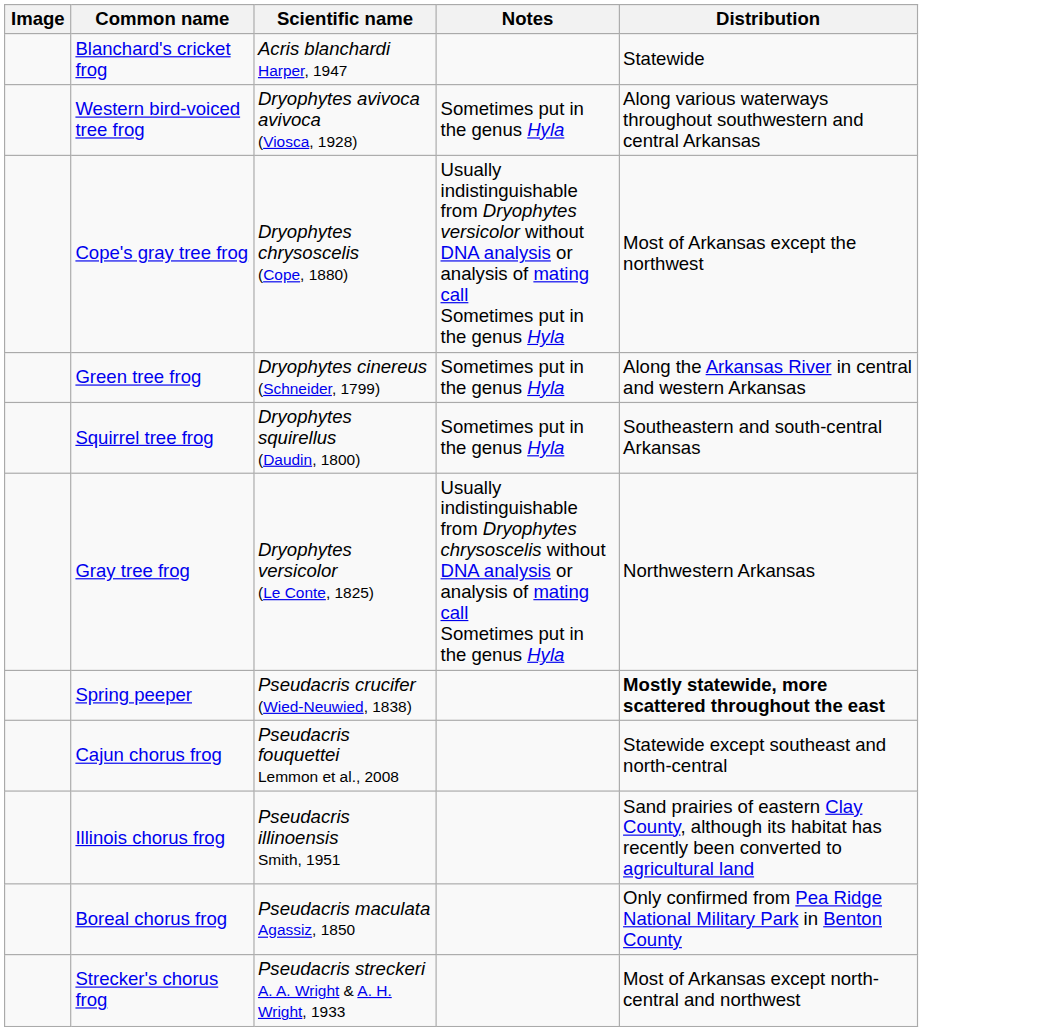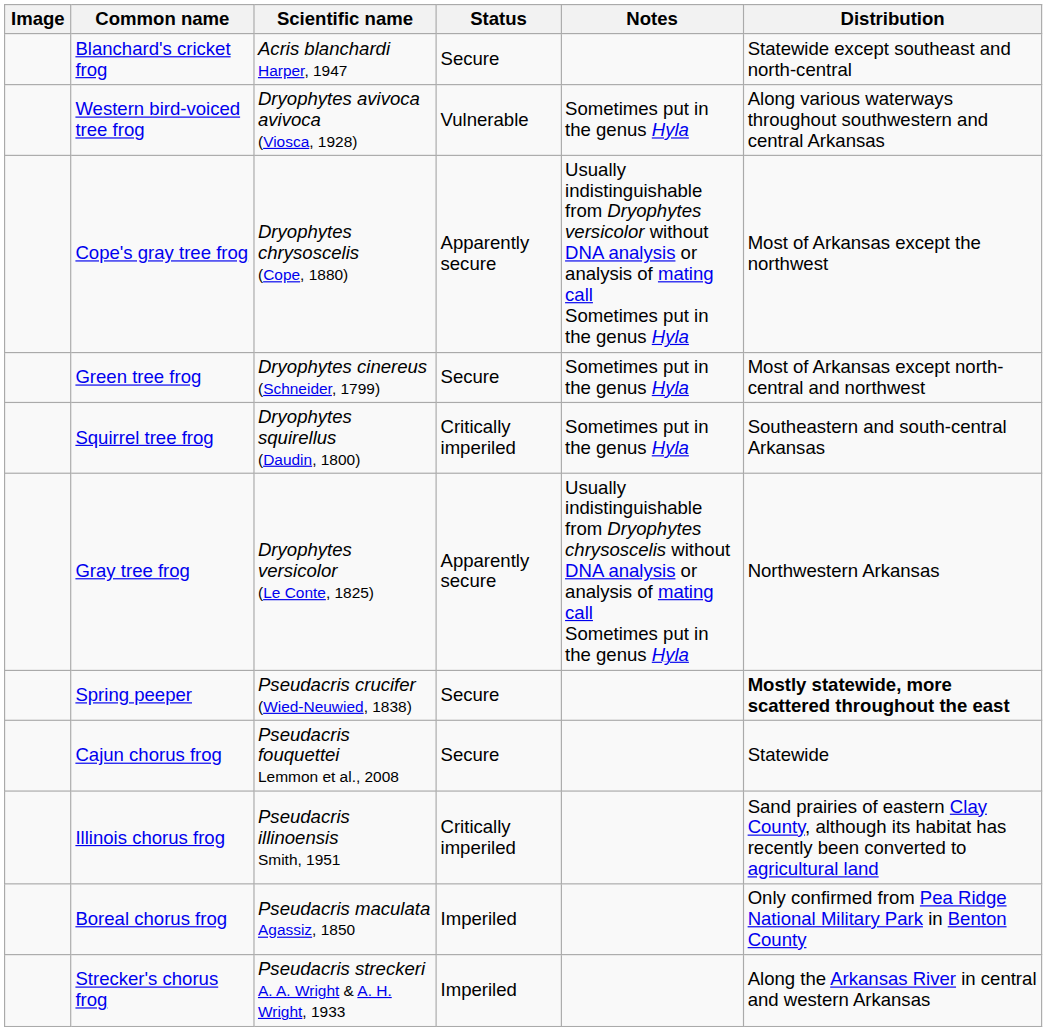+ column: (499, 19)
(664, 59) Statewide -> (879, 59) Statewide except southeast and north-central
(768, 377) Along the Arkansas River in central and western Arkansas -> (876, 377) Most of Arkansas except north-central and northwest
(755, 755) Statewide except southeast and north-central -> (788, 755) Statewide
(751, 990) Most of Arkansas except north-central and northwest -> (892, 990) Along the Arkansas River in central and western Arkansas
